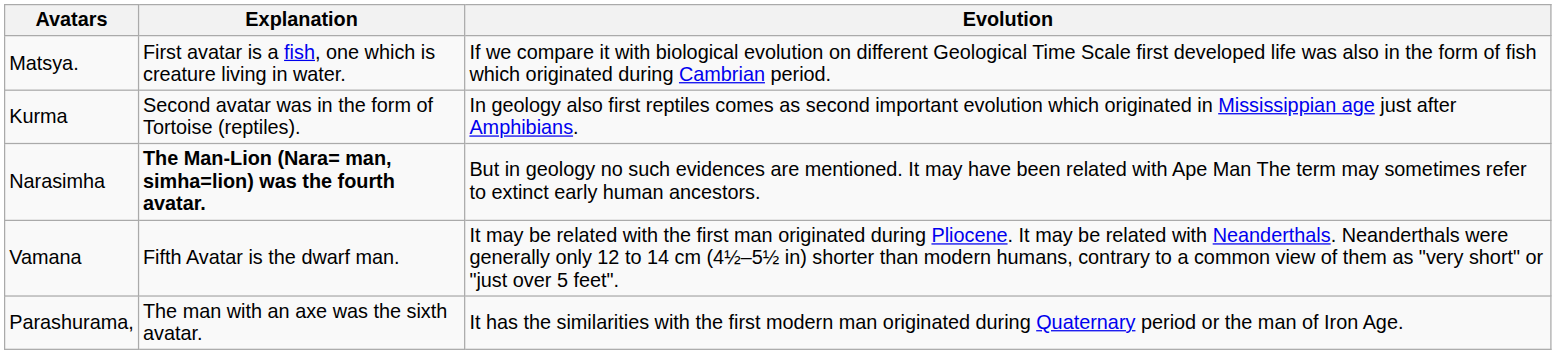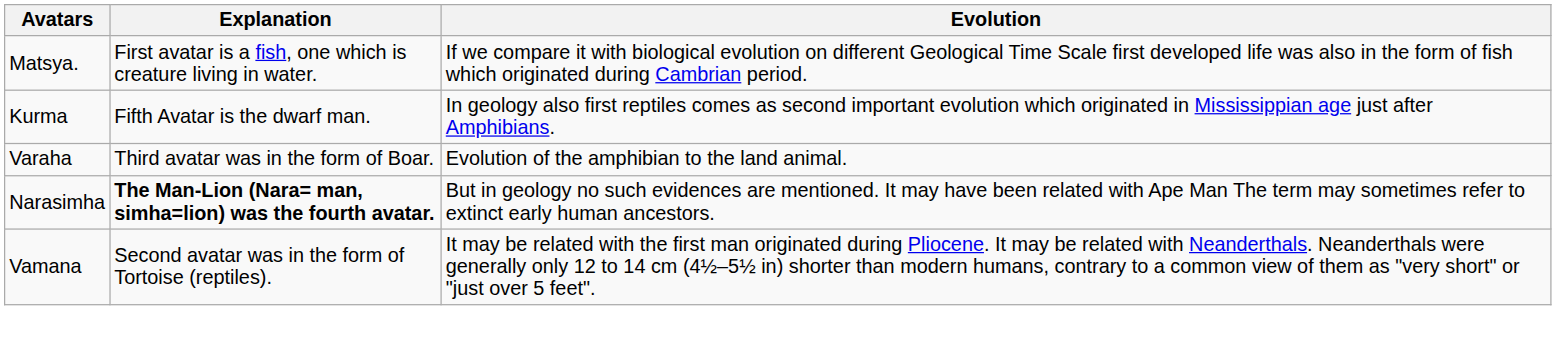(288, 116) Second avatar was in the form of Tortoise (reptiles). -> (243, 116) Fifth Avatar is the dwarf man.
+ row: (40, 159)
(271, 257) Fifth Avatar is the dwarf man. -> (259, 266) Second avatar was in the form of Tortoise (reptiles).
- row: (72, 322)
